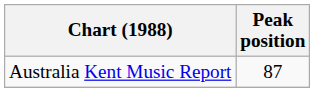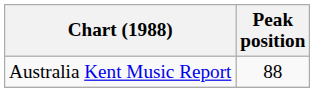(273, 71) 87 -> (273, 71) 88
